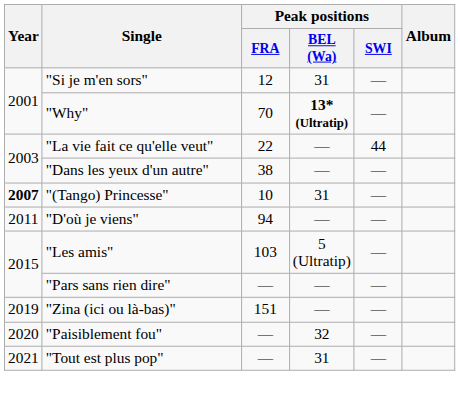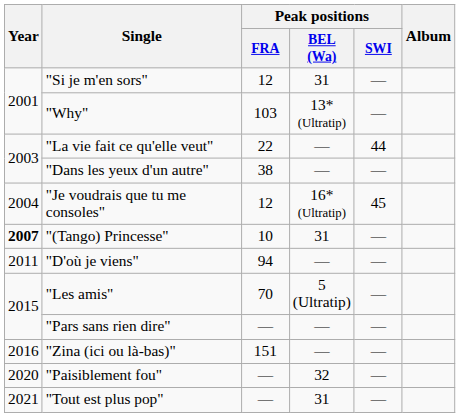(265, 113) 70 -> (265, 113) 103
(322, 113) bold -> (322, 113) normal
+ row: (116, 203)
(265, 252) 103 -> (265, 293) 70
(23, 309) 2019 -> (23, 351) 2016
